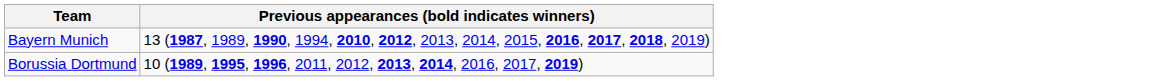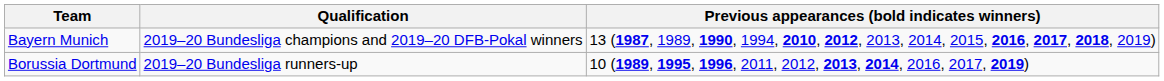+ column: (363, 16)
